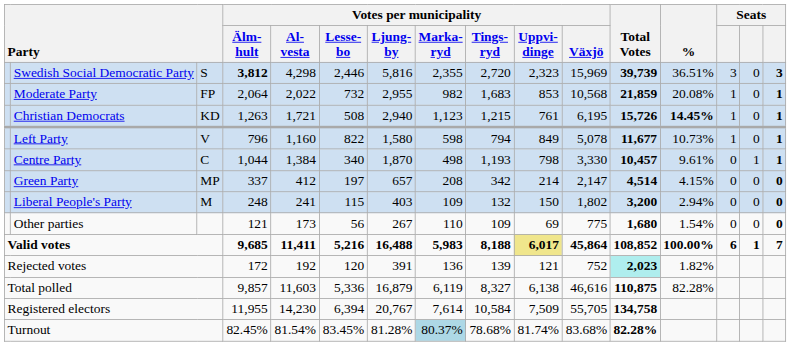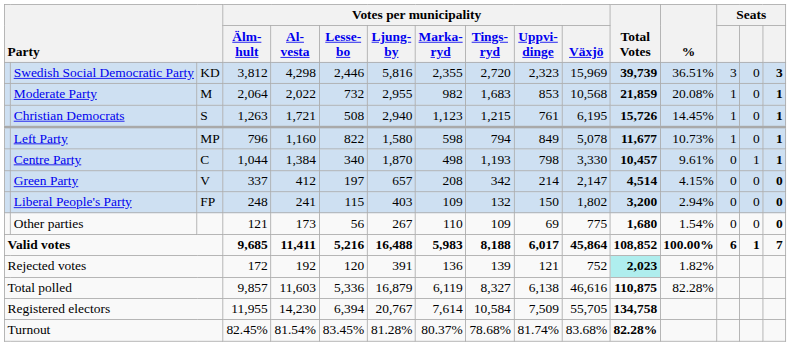(204, 72) S -> (210, 72) KD
(253, 72) bold -> (253, 72) normal
(208, 94) FP -> (206, 94) M
(210, 115) KD -> (204, 115) S
(692, 115) bold -> (693, 115) normal
(205, 138) V -> (210, 138) MP
(210, 181) MP -> (205, 181) V
(206, 202) M -> (208, 202) FP
(544, 245) khaki background -> (544, 245) no background
(442, 330) lightblue background -> (442, 330) no background
